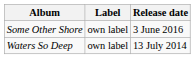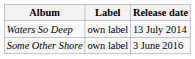rows swapped: (40, 45) <-> (45, 29)
